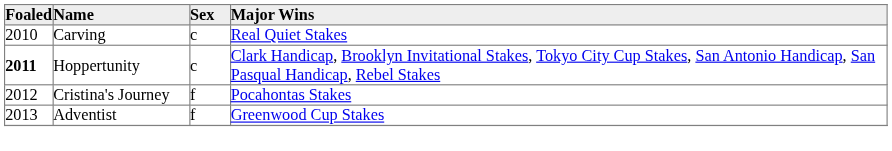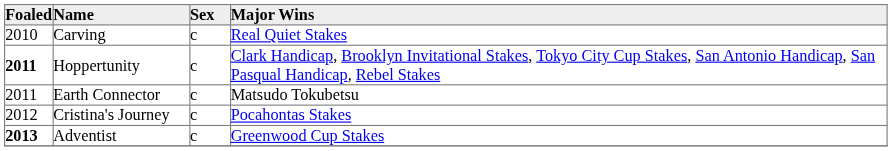+ row: (107, 94)
(193, 94) f -> (194, 115) c
(21, 115) normal -> (21, 135) bold
(193, 115) f -> (194, 135) c
